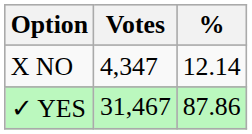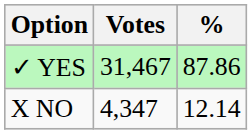rows swapped: (48, 108) <-> (42, 65)
